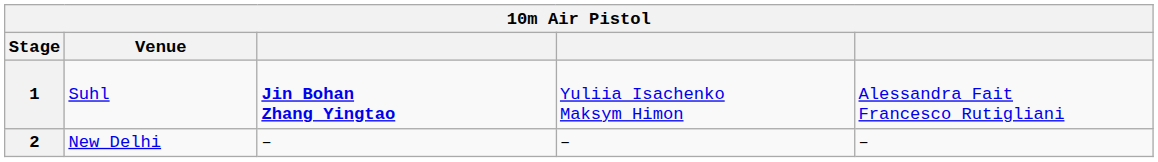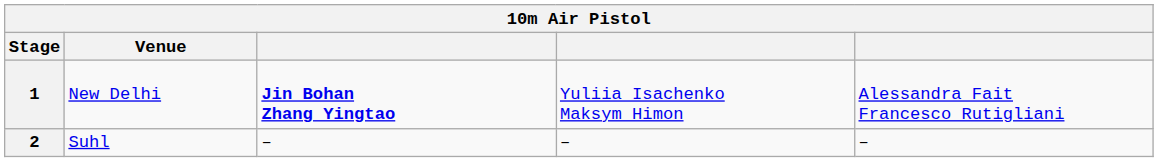(89, 94) Suhl -> (115, 94) New Delhi
(115, 142) New Delhi -> (89, 142) Suhl
